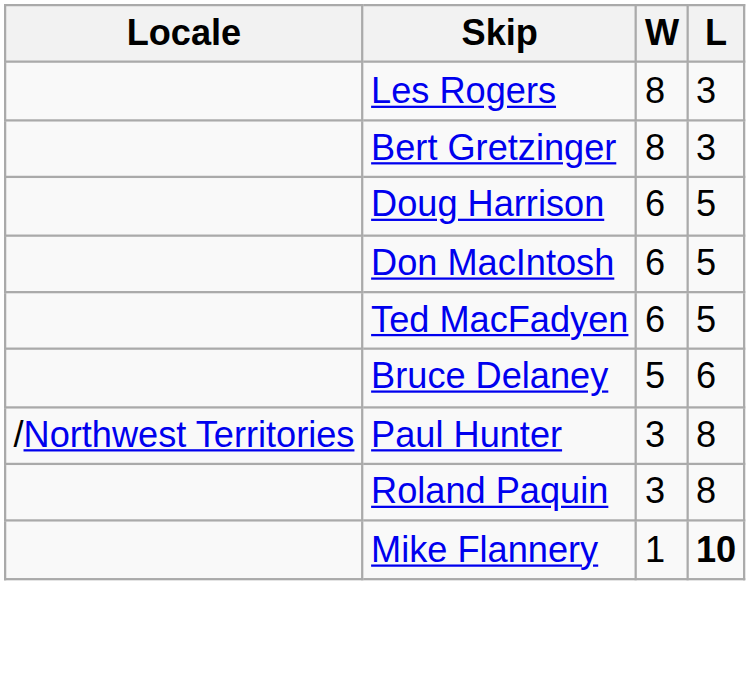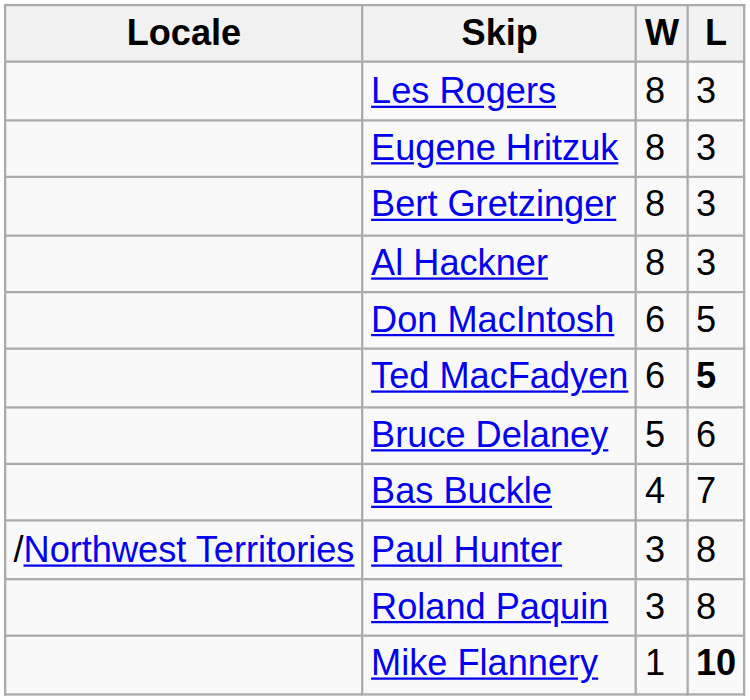+ row: (495, 147)
+ row: (460, 262)
- row: (488, 205)
(706, 319) normal -> (706, 377) bold
+ row: (462, 491)
